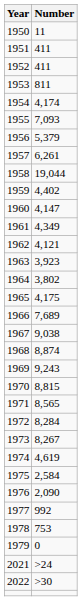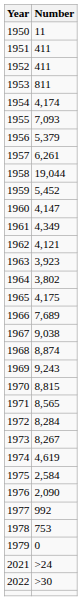(47, 191) 4,402 -> (47, 191) 5,452
